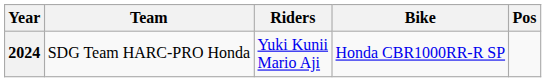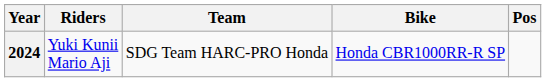columns swapped: (149, 18) <-> (293, 18)
